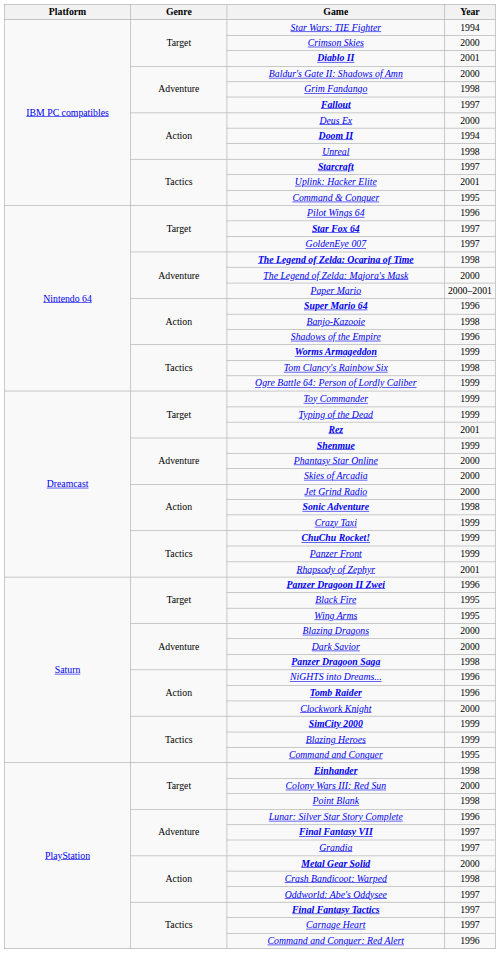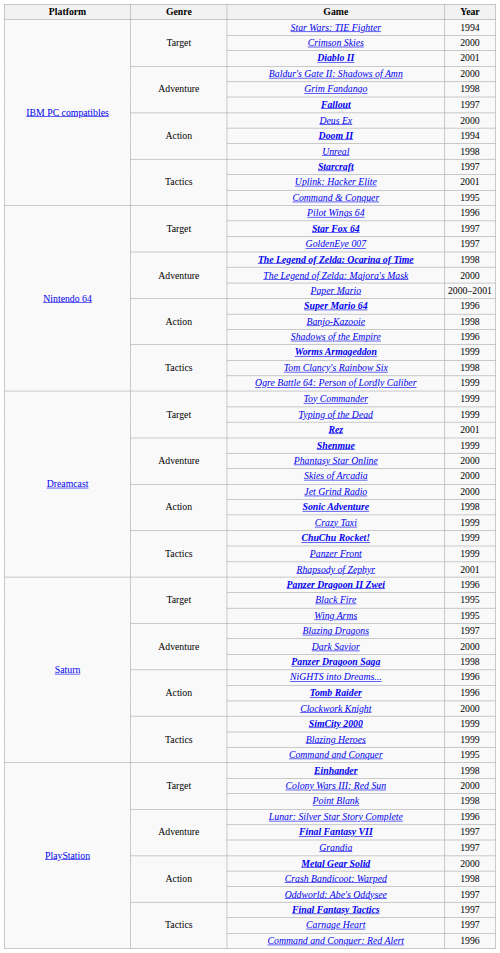(470, 631) 2000 -> (470, 631) 1997
